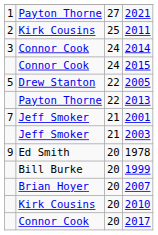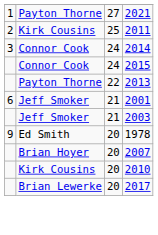- row: (138, 83)
(10, 117) 7 -> (10, 100) 6
- row: (138, 169)
(54, 222) Connor Cook -> (60, 187) Brian Lewerke
